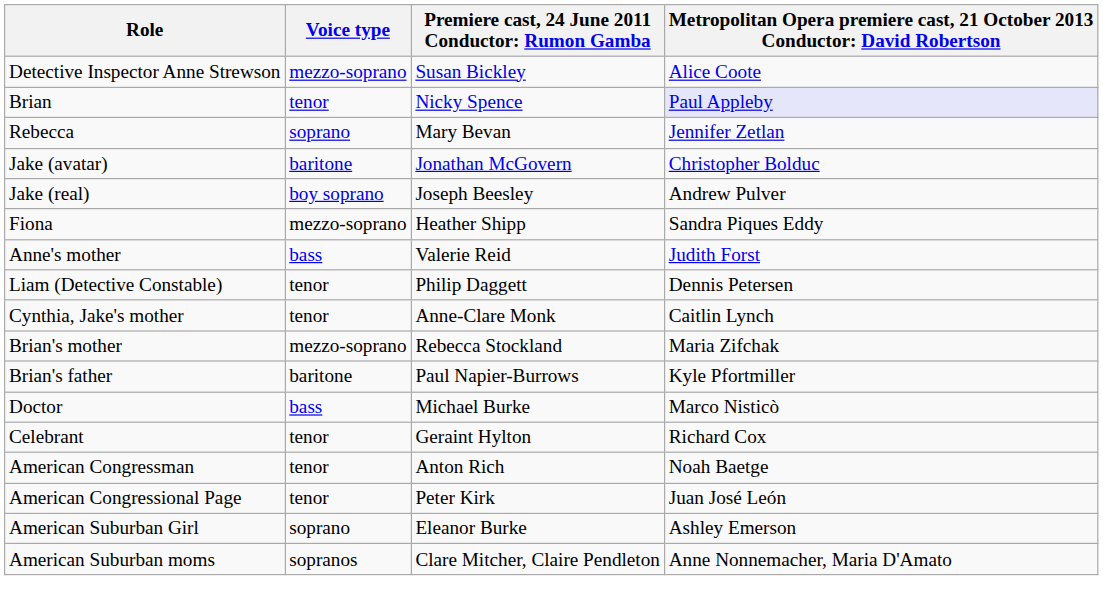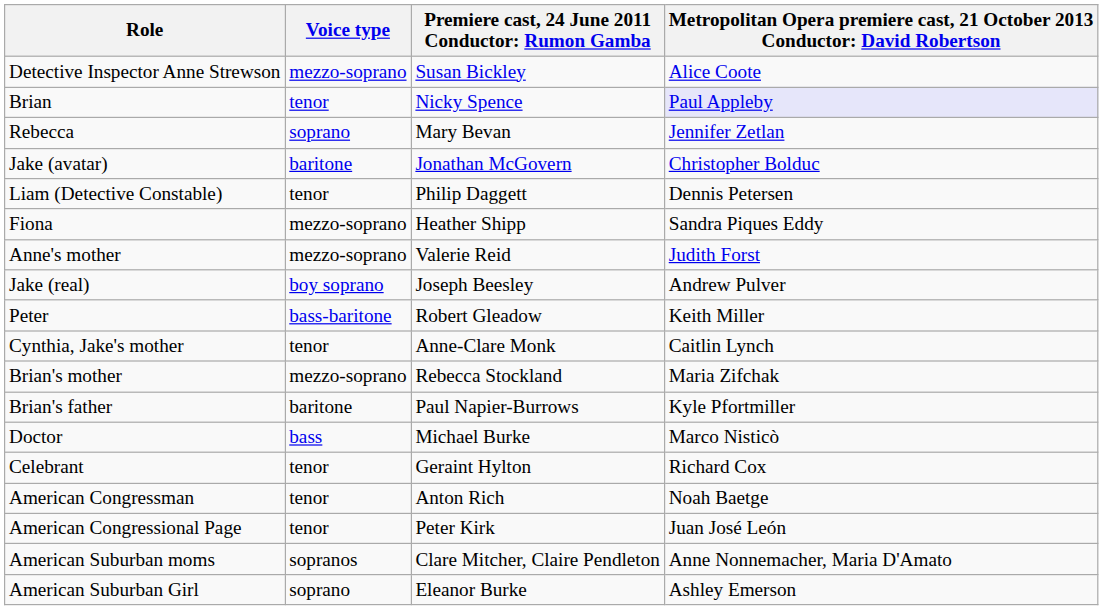rows swapped: (49, 193) <-> (116, 284)
(306, 254) bass -> (348, 254) mezzo-soprano
+ row: (29, 315)
rows swapped: (104, 528) <-> (112, 558)
